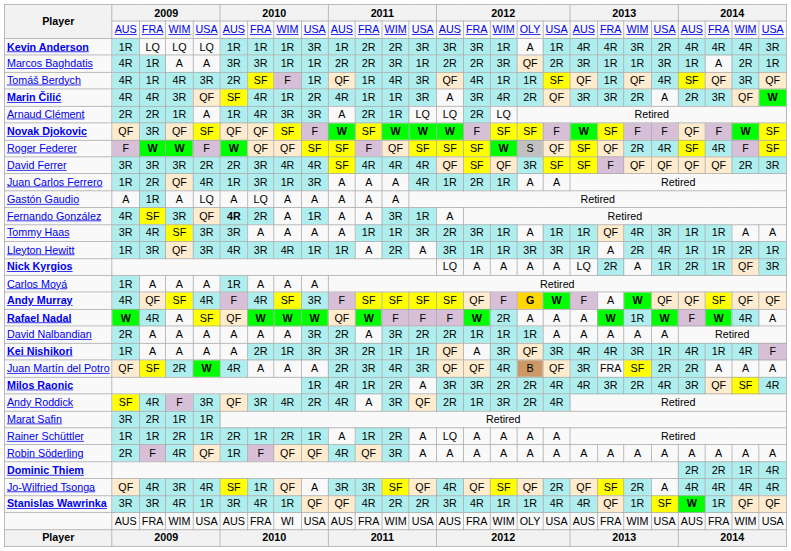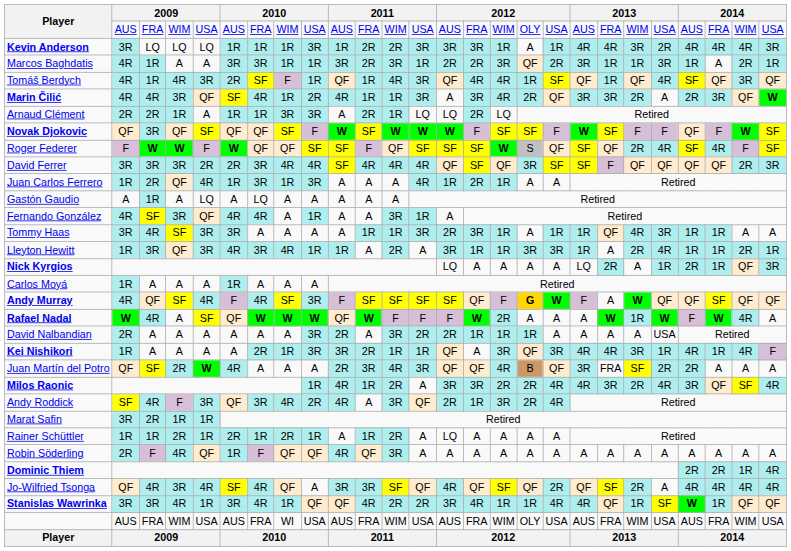(126, 46) 1R -> (126, 46) 3R
(342, 63) 2R -> (342, 63) 3R
(504, 80) 1R -> (504, 80) 4R
(261, 114) 4R -> (261, 114) 1R
(234, 216) bold -> (234, 216) normal
(261, 216) 2R -> (261, 216) 4R
(665, 334) A -> (665, 334) USA
(261, 487) 1R -> (261, 487) 4R
